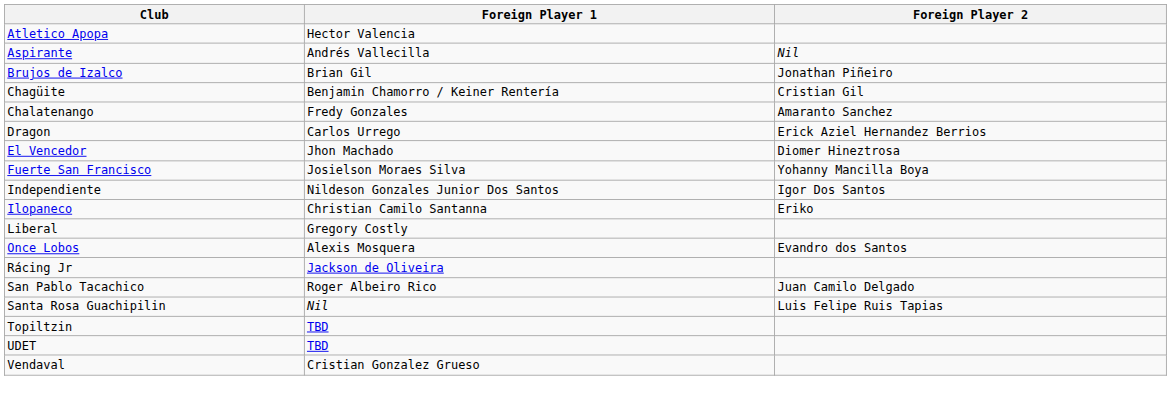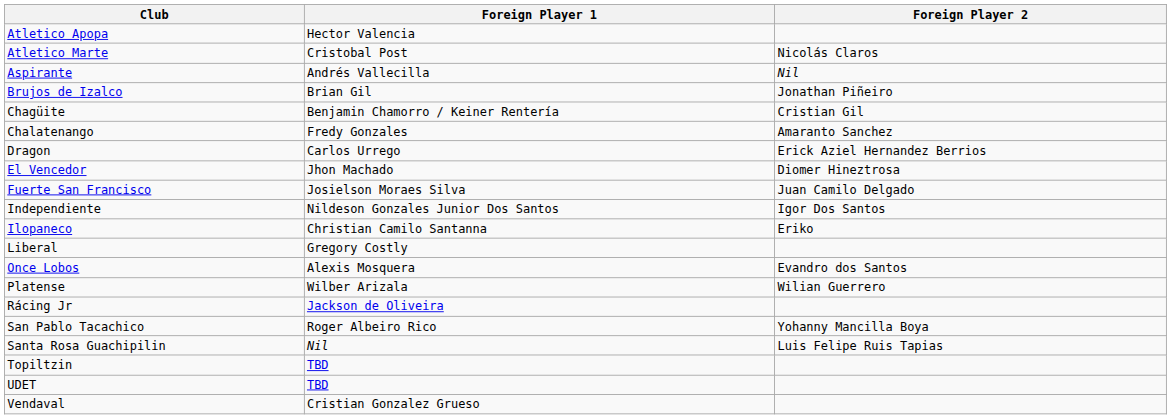+ row: (58, 53)
(853, 170) Yohanny Mancilla Boya -> (846, 190) Juan Camilo Delgado
+ row: (36, 287)
(846, 287) Juan Camilo Delgado -> (853, 326) Yohanny Mancilla Boya
